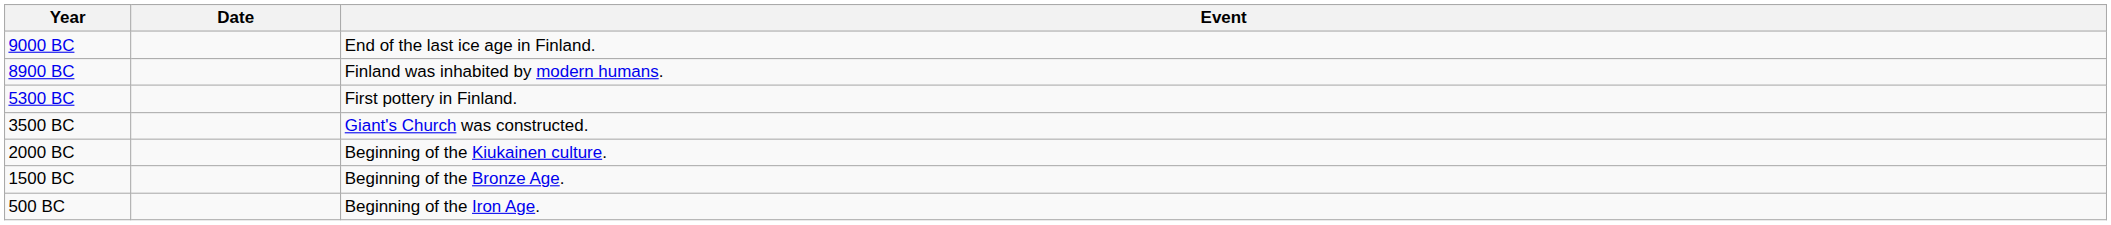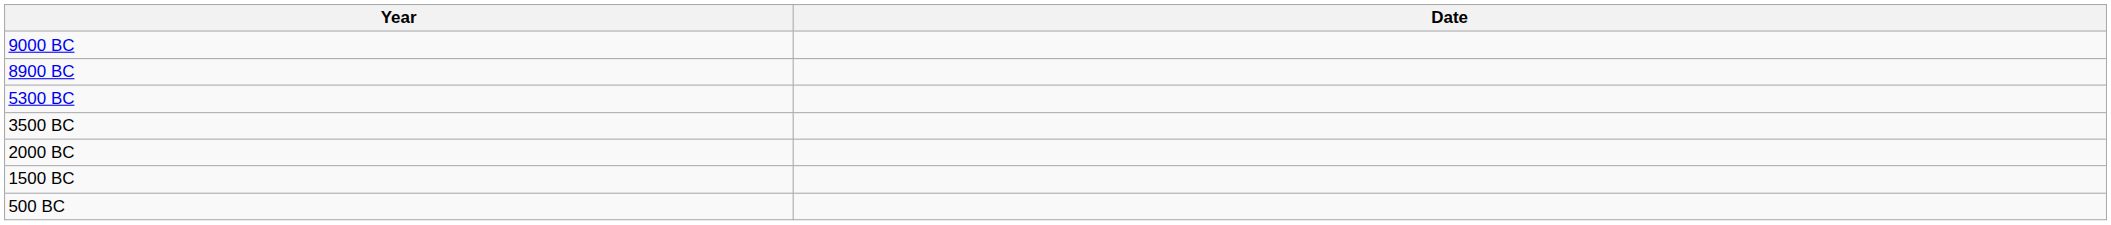- column: (1224, 17)
